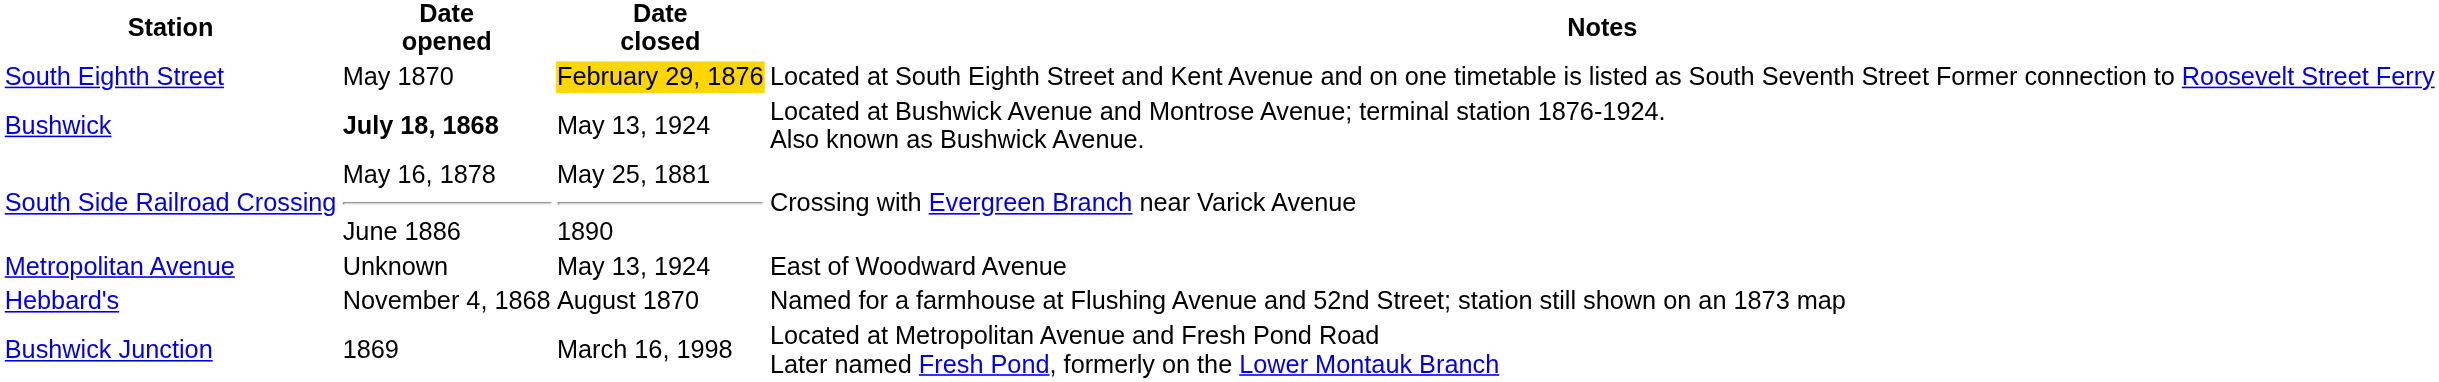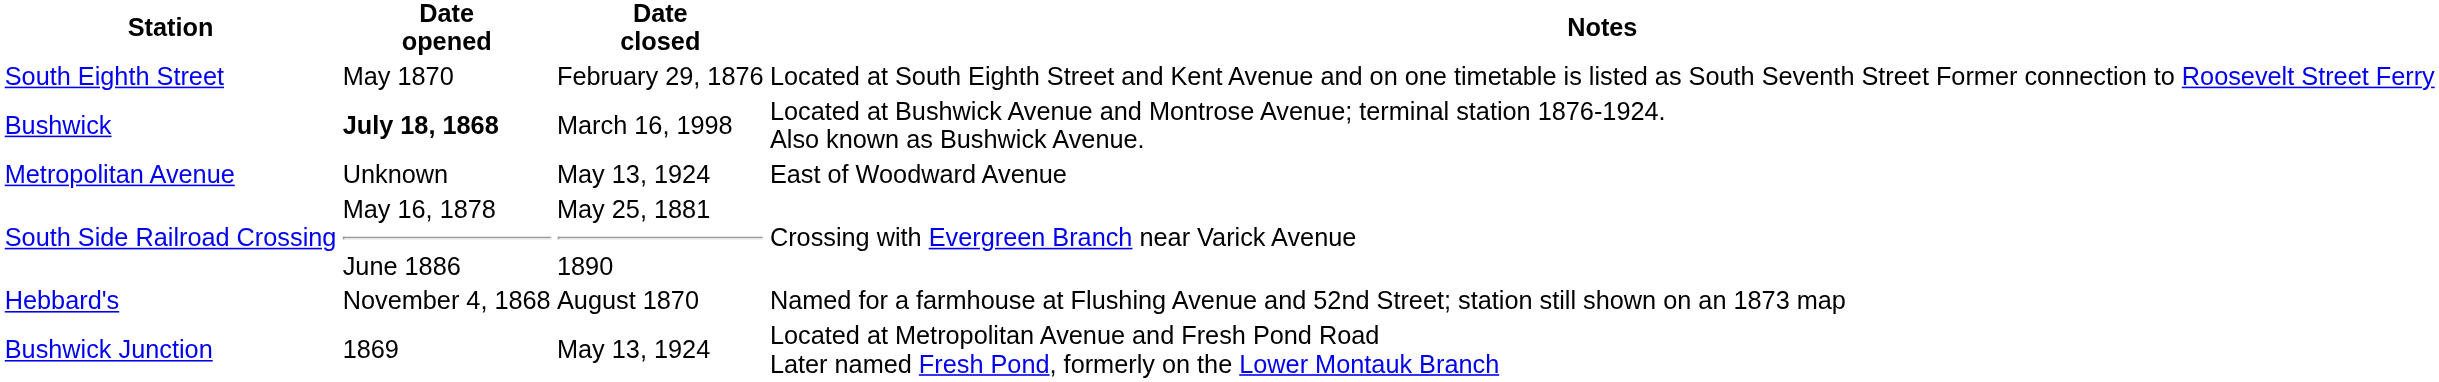(660, 76) gold background -> (660, 76) no background
(634, 125) May 13, 1924 -> (645, 125) March 16, 1998
rows swapped: (171, 203) <-> (120, 266)
(645, 350) March 16, 1998 -> (634, 350) May 13, 1924
